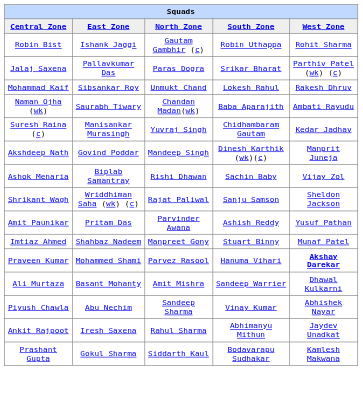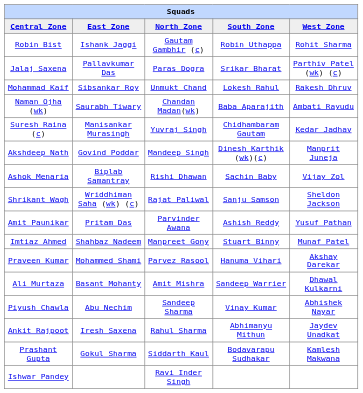(323, 260) bold -> (323, 260) normal
+ row: (38, 377)
